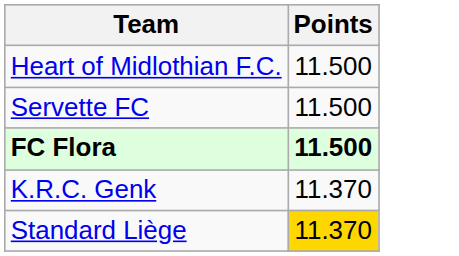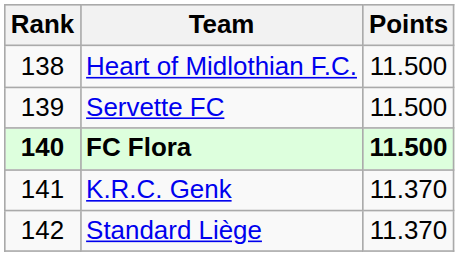+ column: (42, 25)
(333, 230) gold background -> (408, 230) no background
